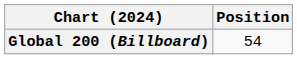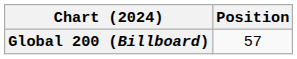(253, 42) 54 -> (253, 42) 57
